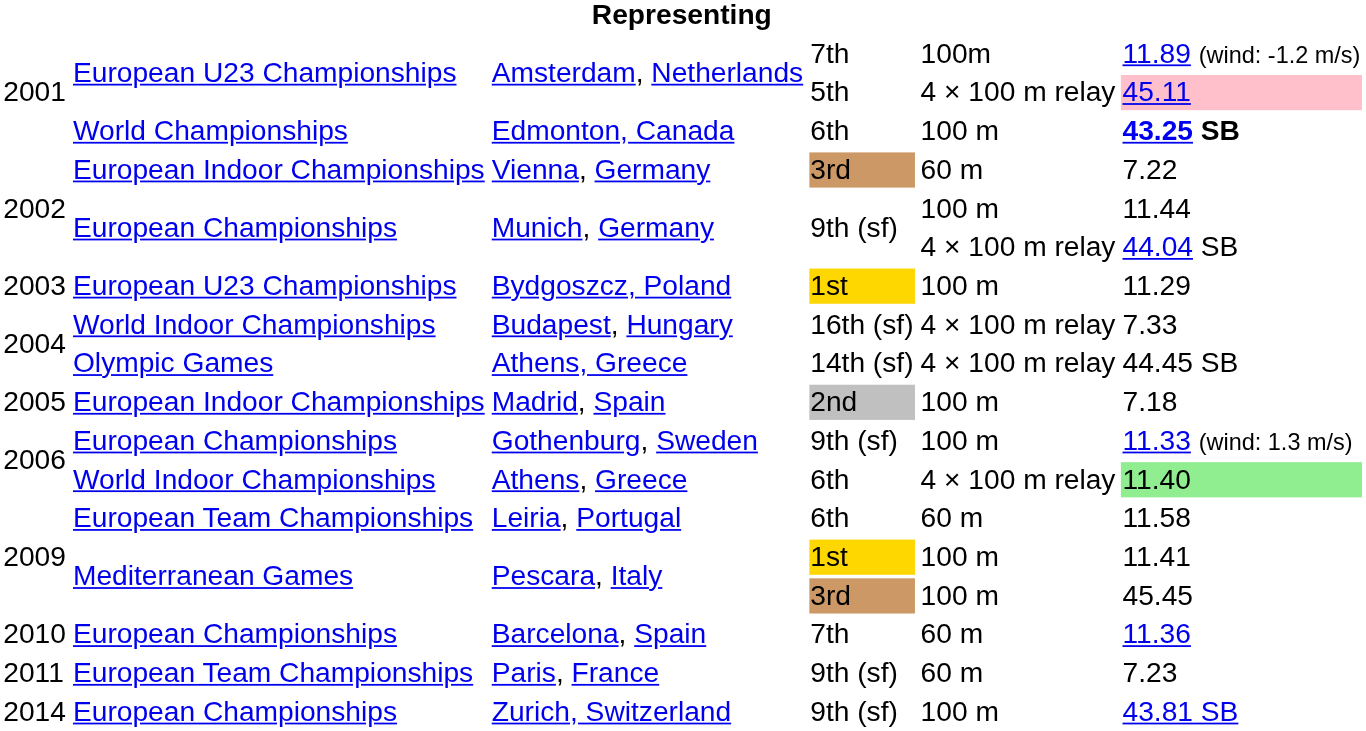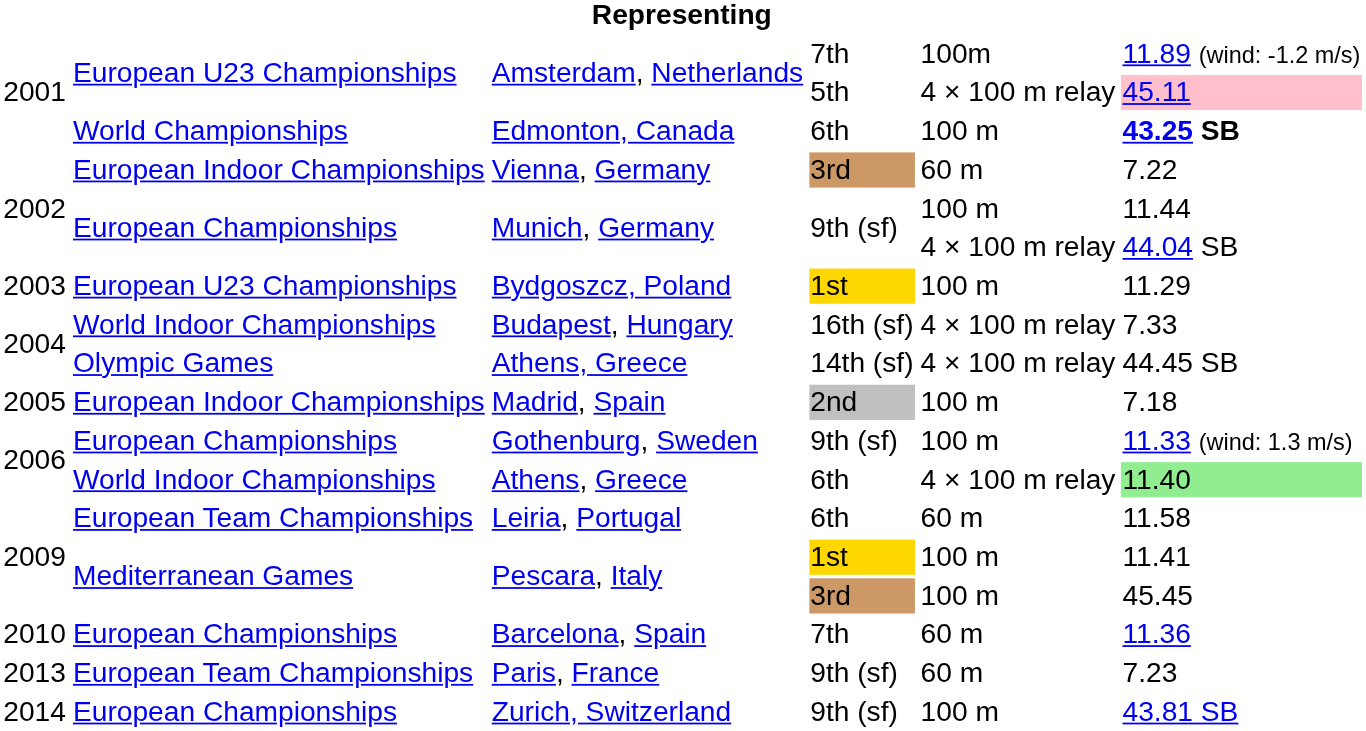(34, 672) 2011 -> (35, 672) 2013
